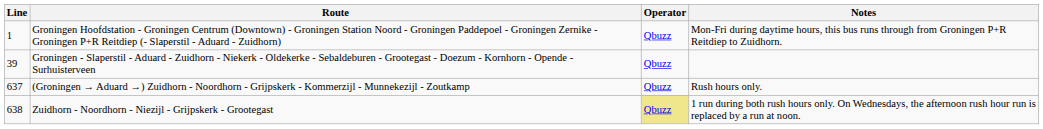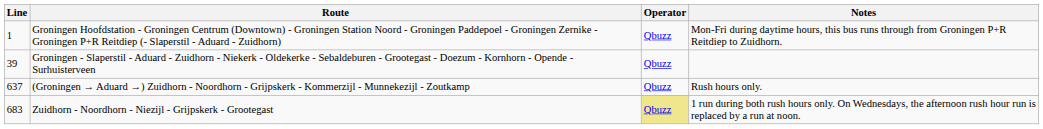(15, 109) 638 -> (15, 109) 683
